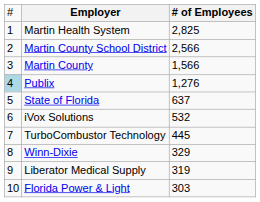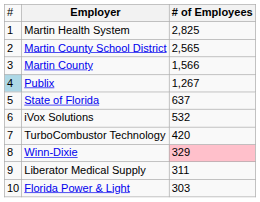(186, 48) 2,566 -> (186, 48) 2,565
(186, 83) 1,276 -> (186, 83) 1,267
(181, 135) 445 -> (181, 135) 420
(181, 153) no background -> (181, 153) pink background
(181, 170) 319 -> (180, 170) 311
